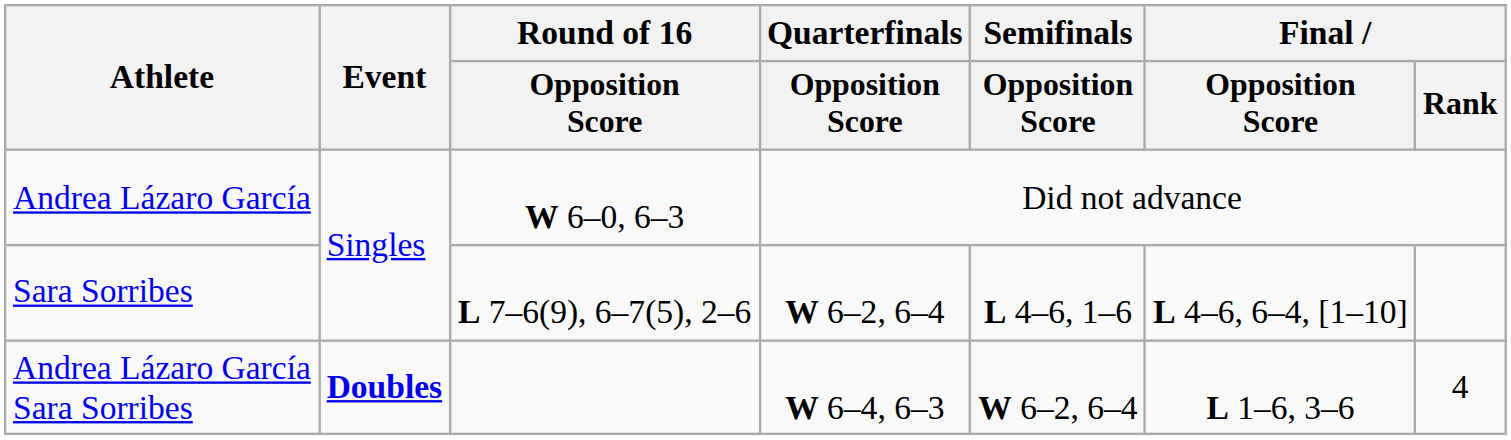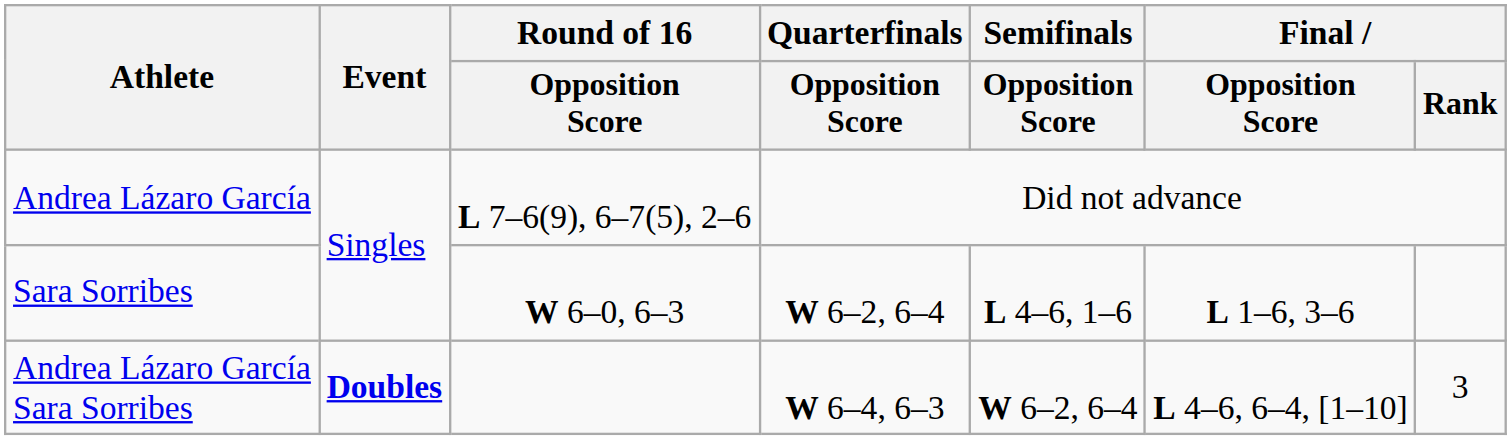(605, 217) W 6–0, 6–3 -> (605, 217) L 7–6(9), 6–7(5), 2–6
(605, 312) L 7–6(9), 6–7(5), 2–6 -> (605, 312) W 6–0, 6–3
(1280, 312) L 4–6, 6–4, [1–10] -> (1280, 312) L 1–6, 3–6
(1280, 407) L 1–6, 3–6 -> (1280, 407) L 4–6, 6–4, [1–10]
(1460, 387) 4 -> (1460, 387) 3
